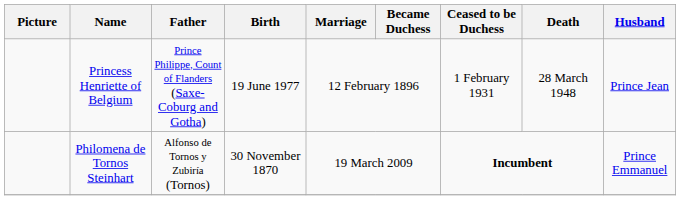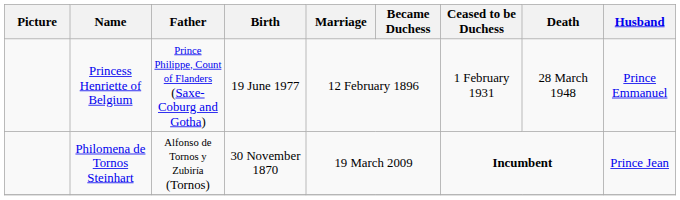(640, 85) Prince Jean -> (640, 85) Prince Emmanuel
(640, 163) Prince Emmanuel -> (640, 163) Prince Jean
